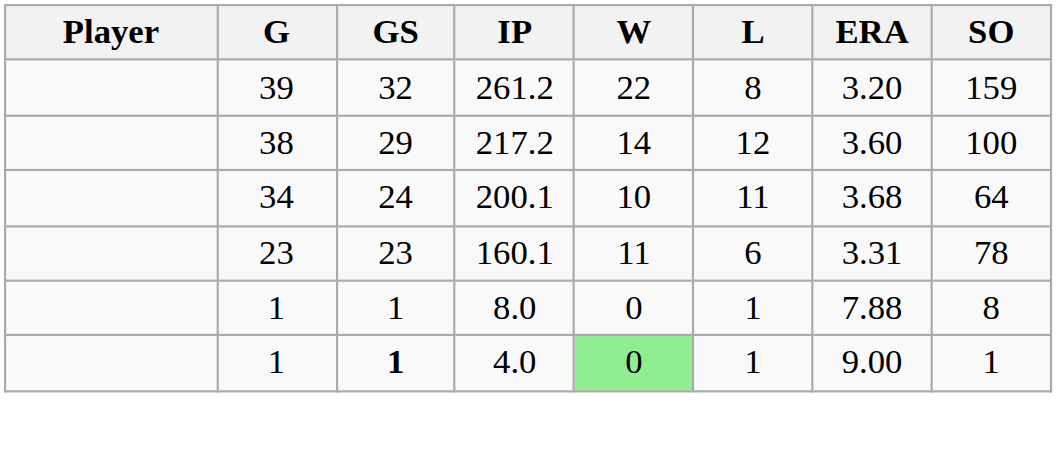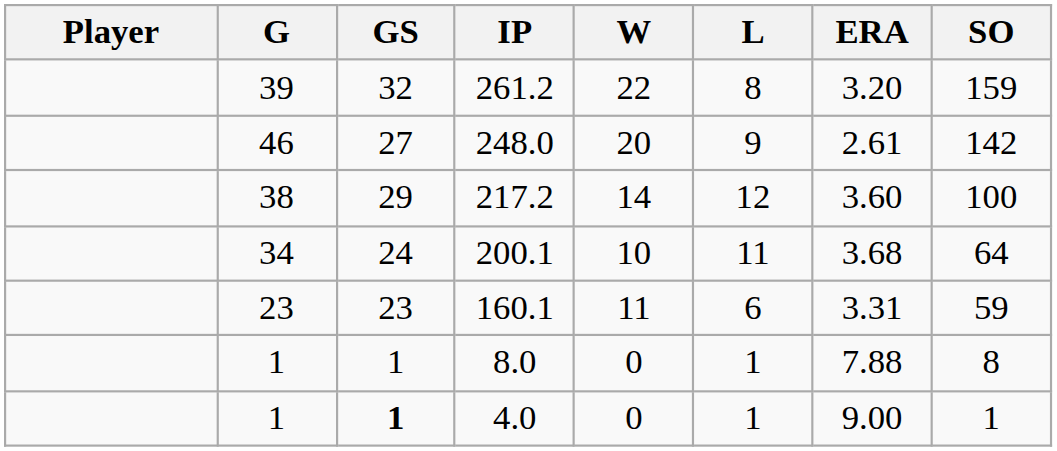+ row: (515, 142)
(991, 252) 78 -> (991, 307) 59
(634, 362) lightgreen background -> (634, 417) no background
